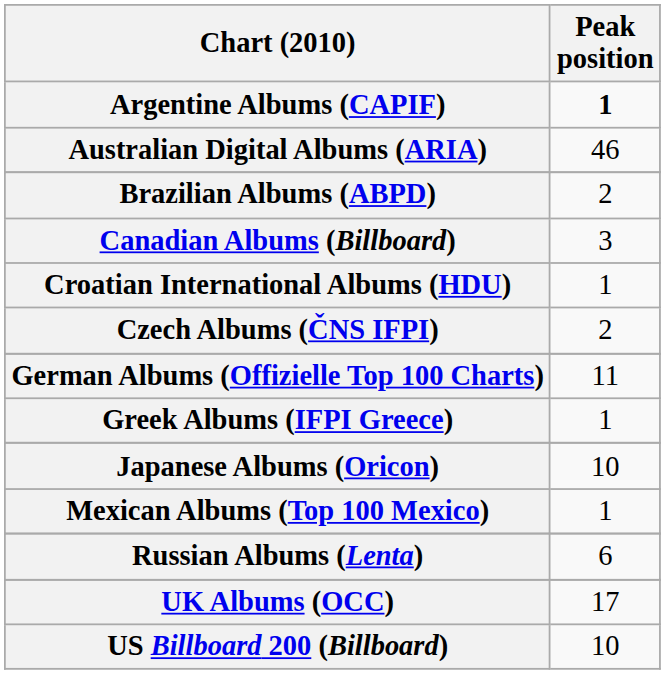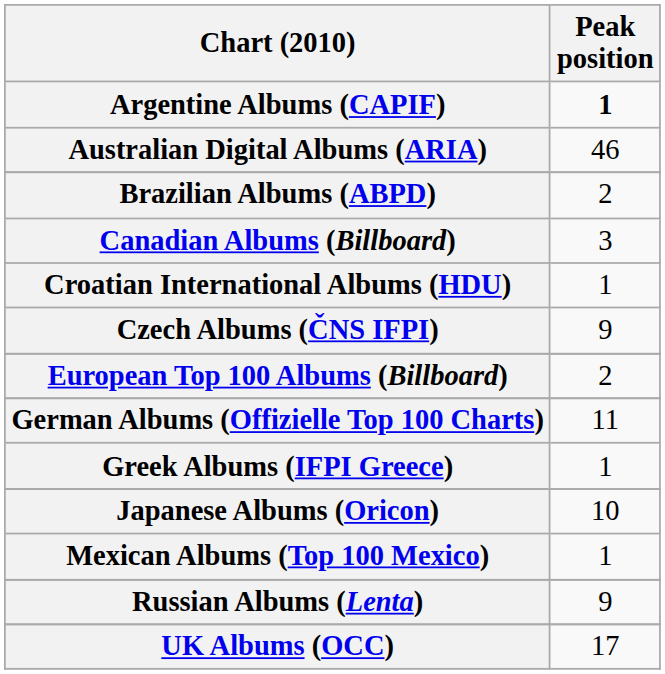(605, 330) 2 -> (605, 330) 9
+ row: (278, 375)
(605, 555) 6 -> (605, 601) 9
- row: (278, 646)
